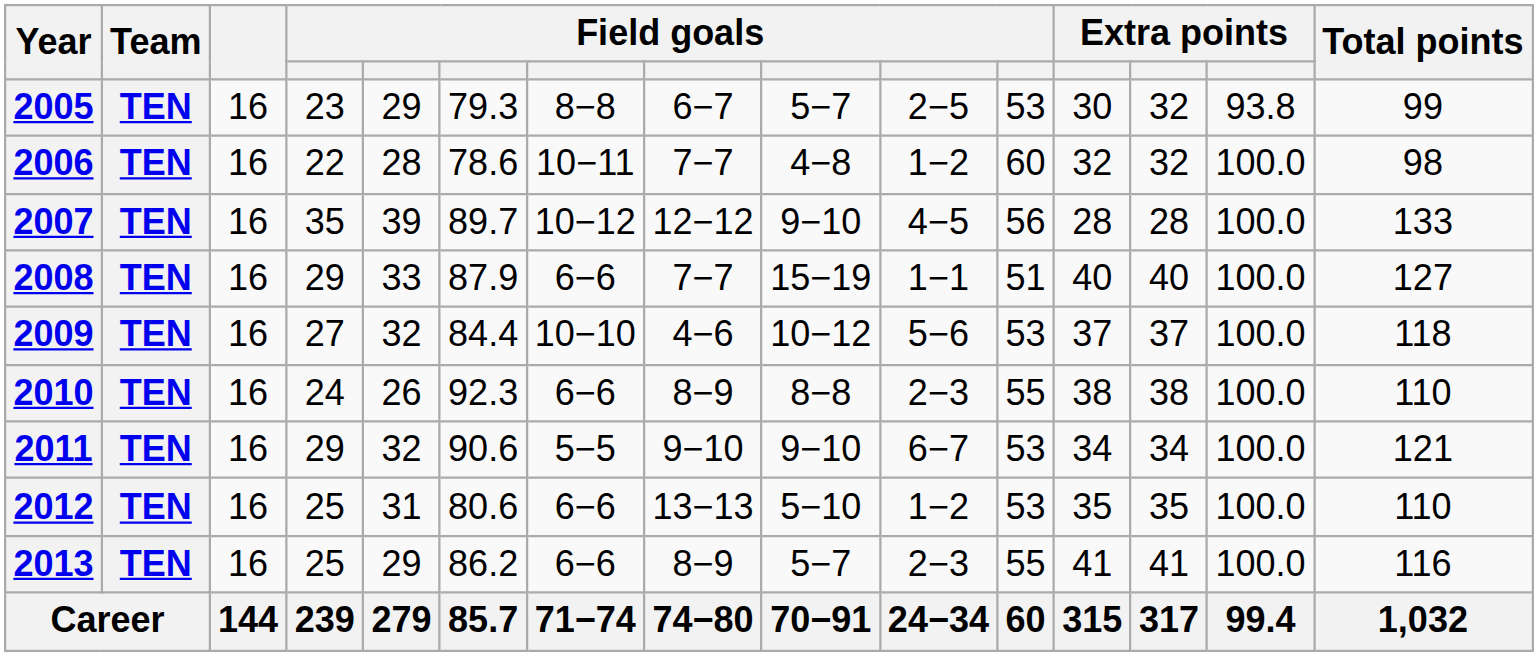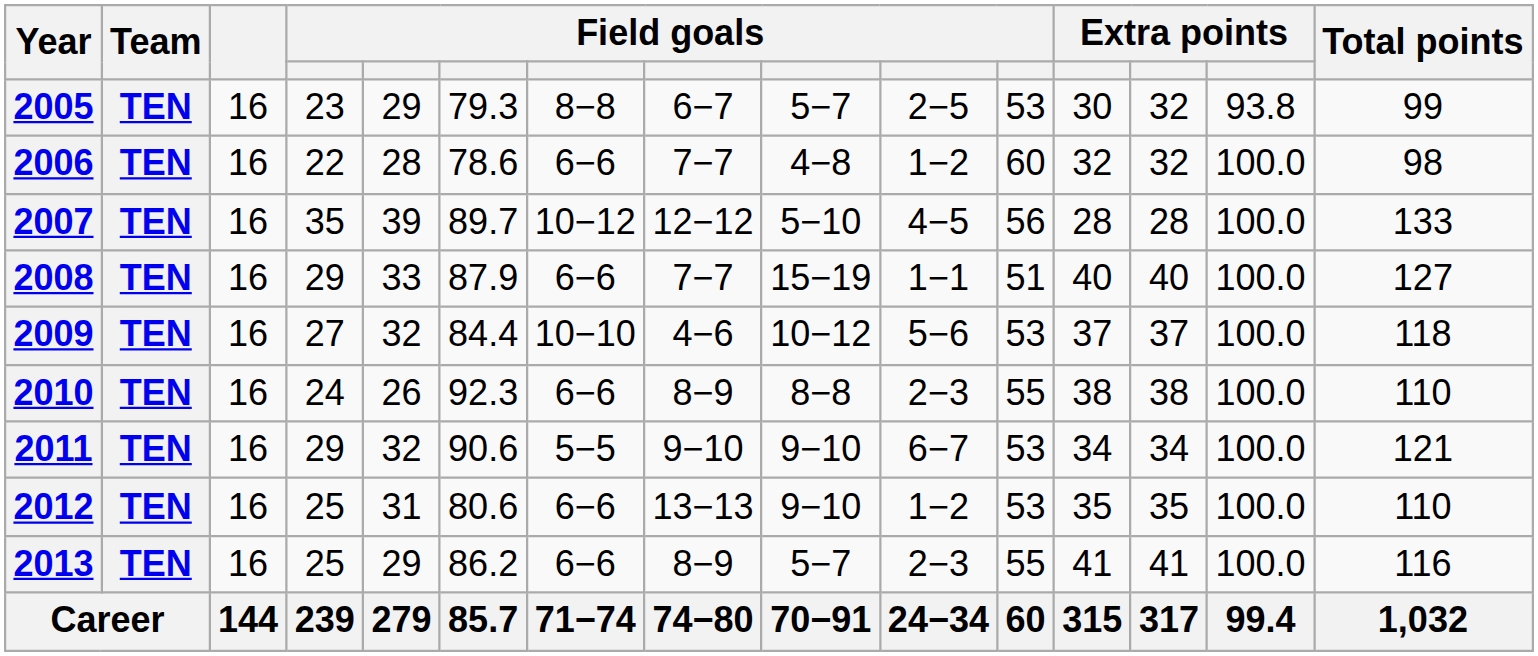(585, 163) 10−11 -> (585, 163) 6−6
(821, 220) 9−10 -> (821, 220) 5−10
(821, 506) 5−10 -> (821, 506) 9−10
